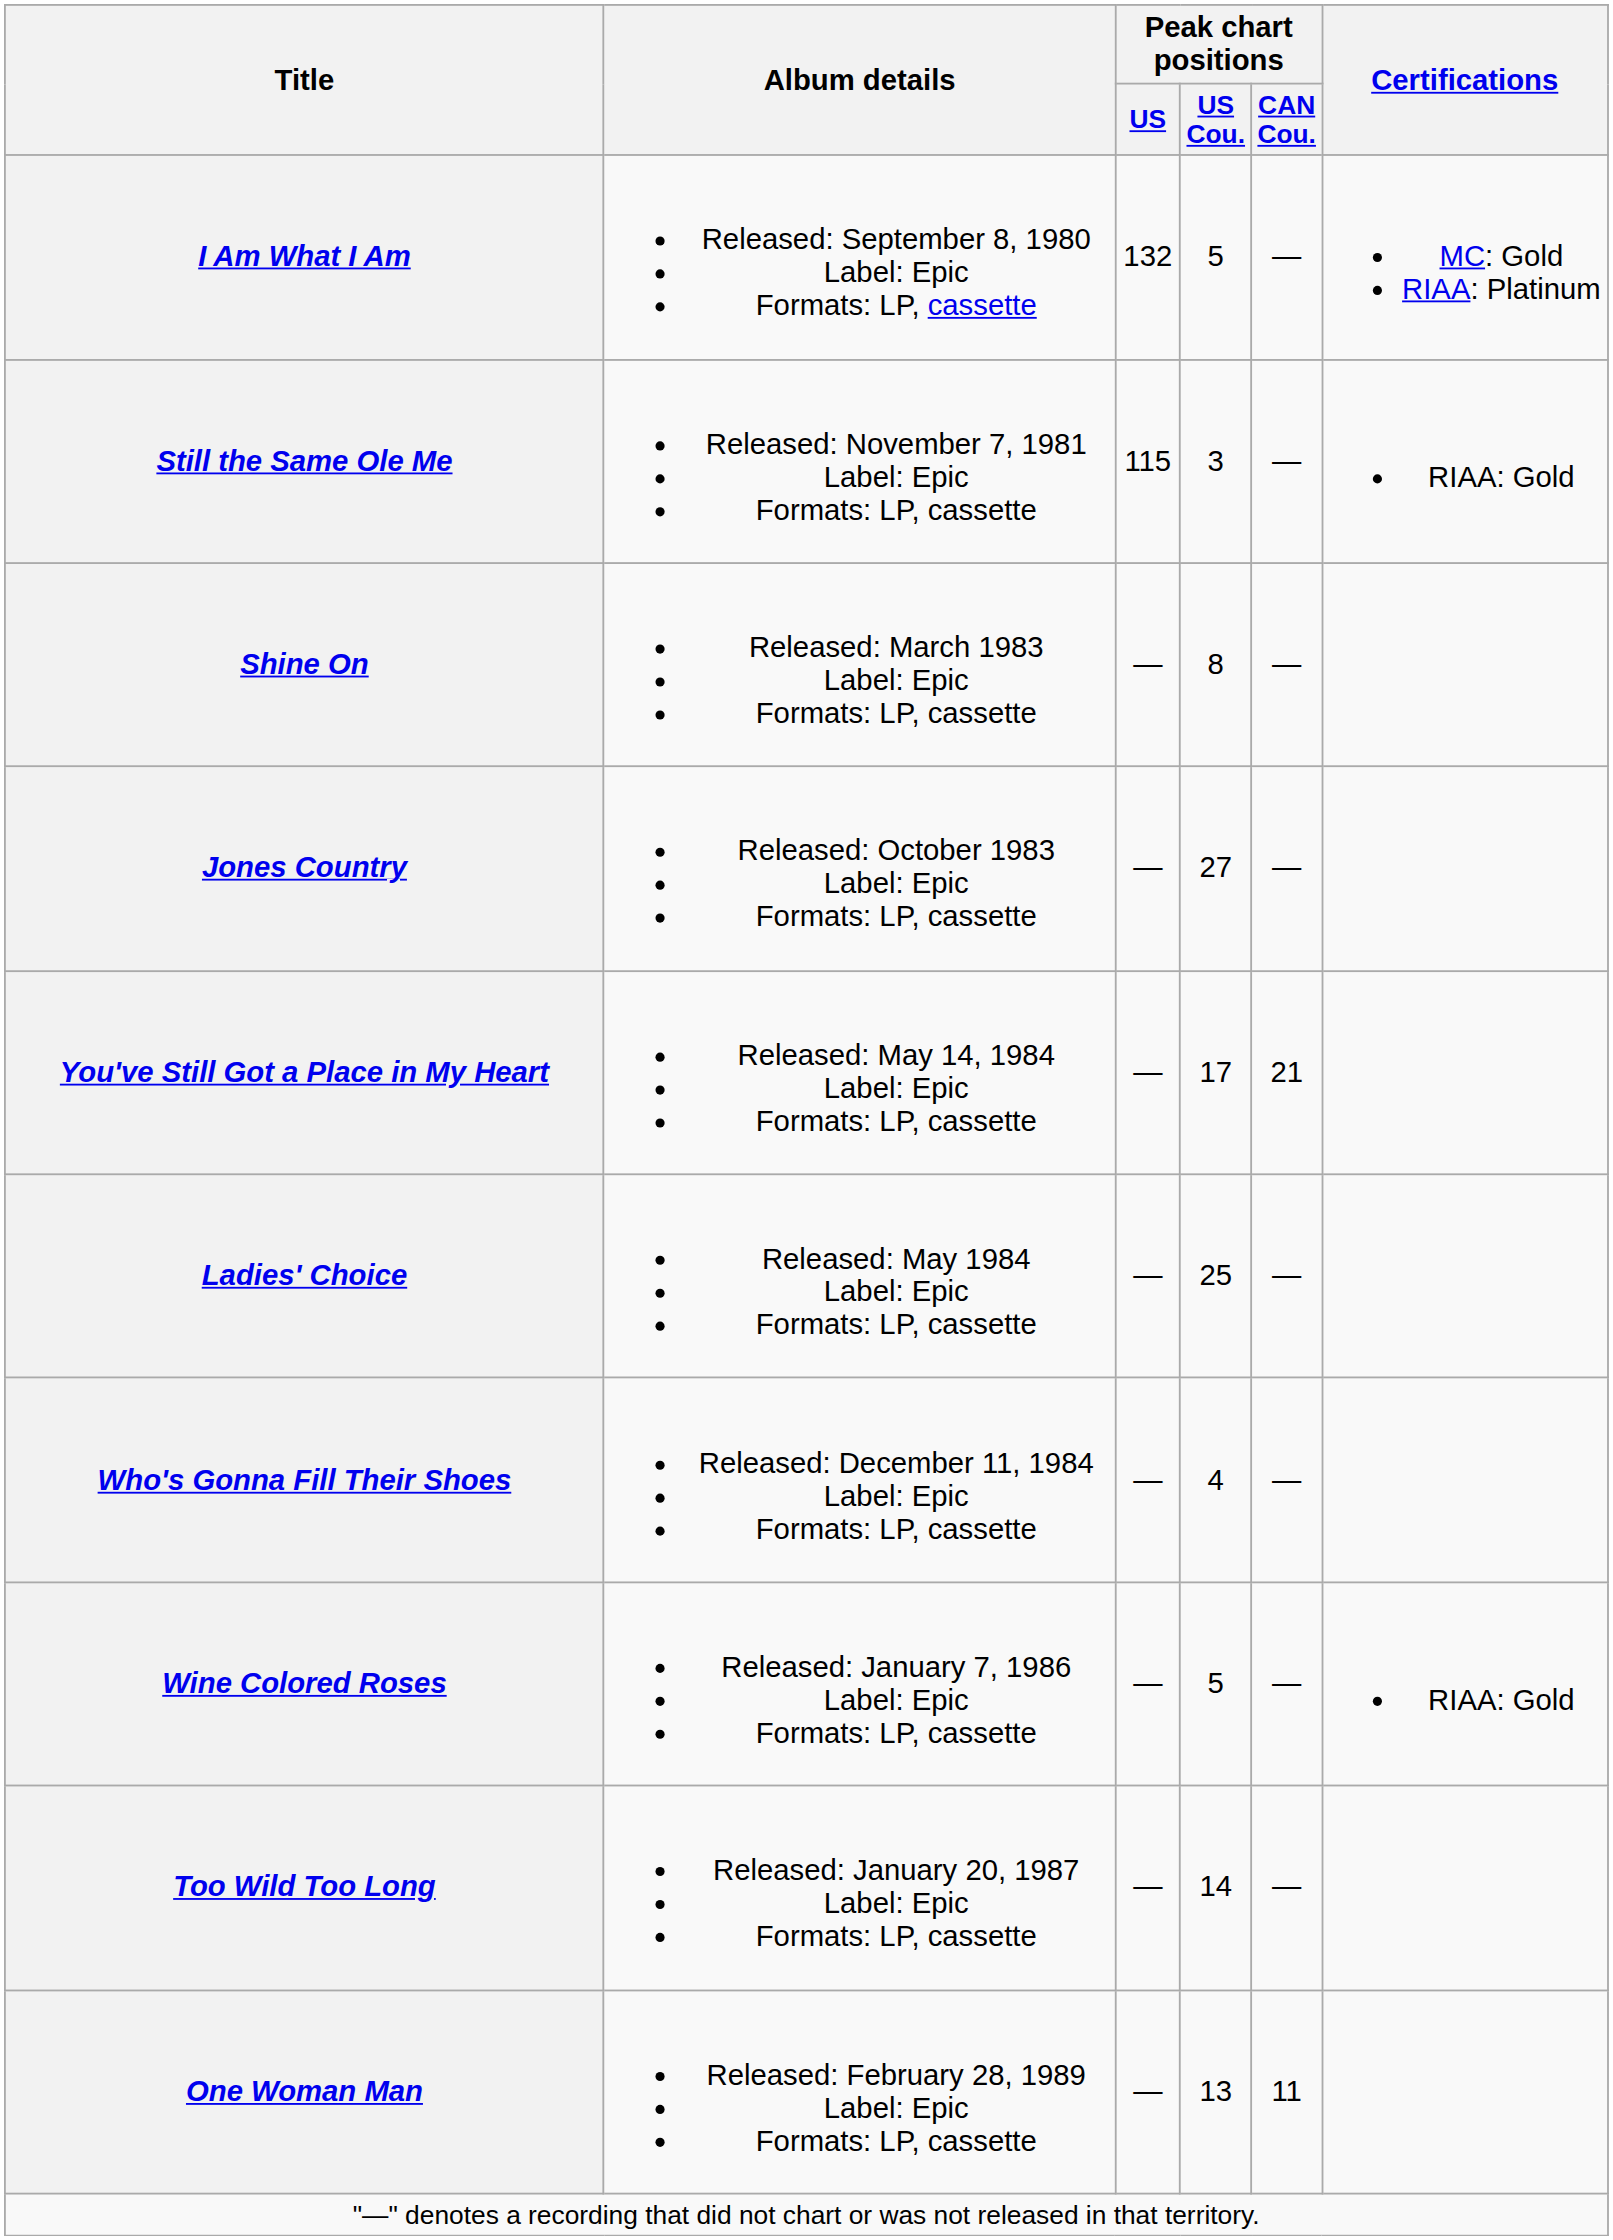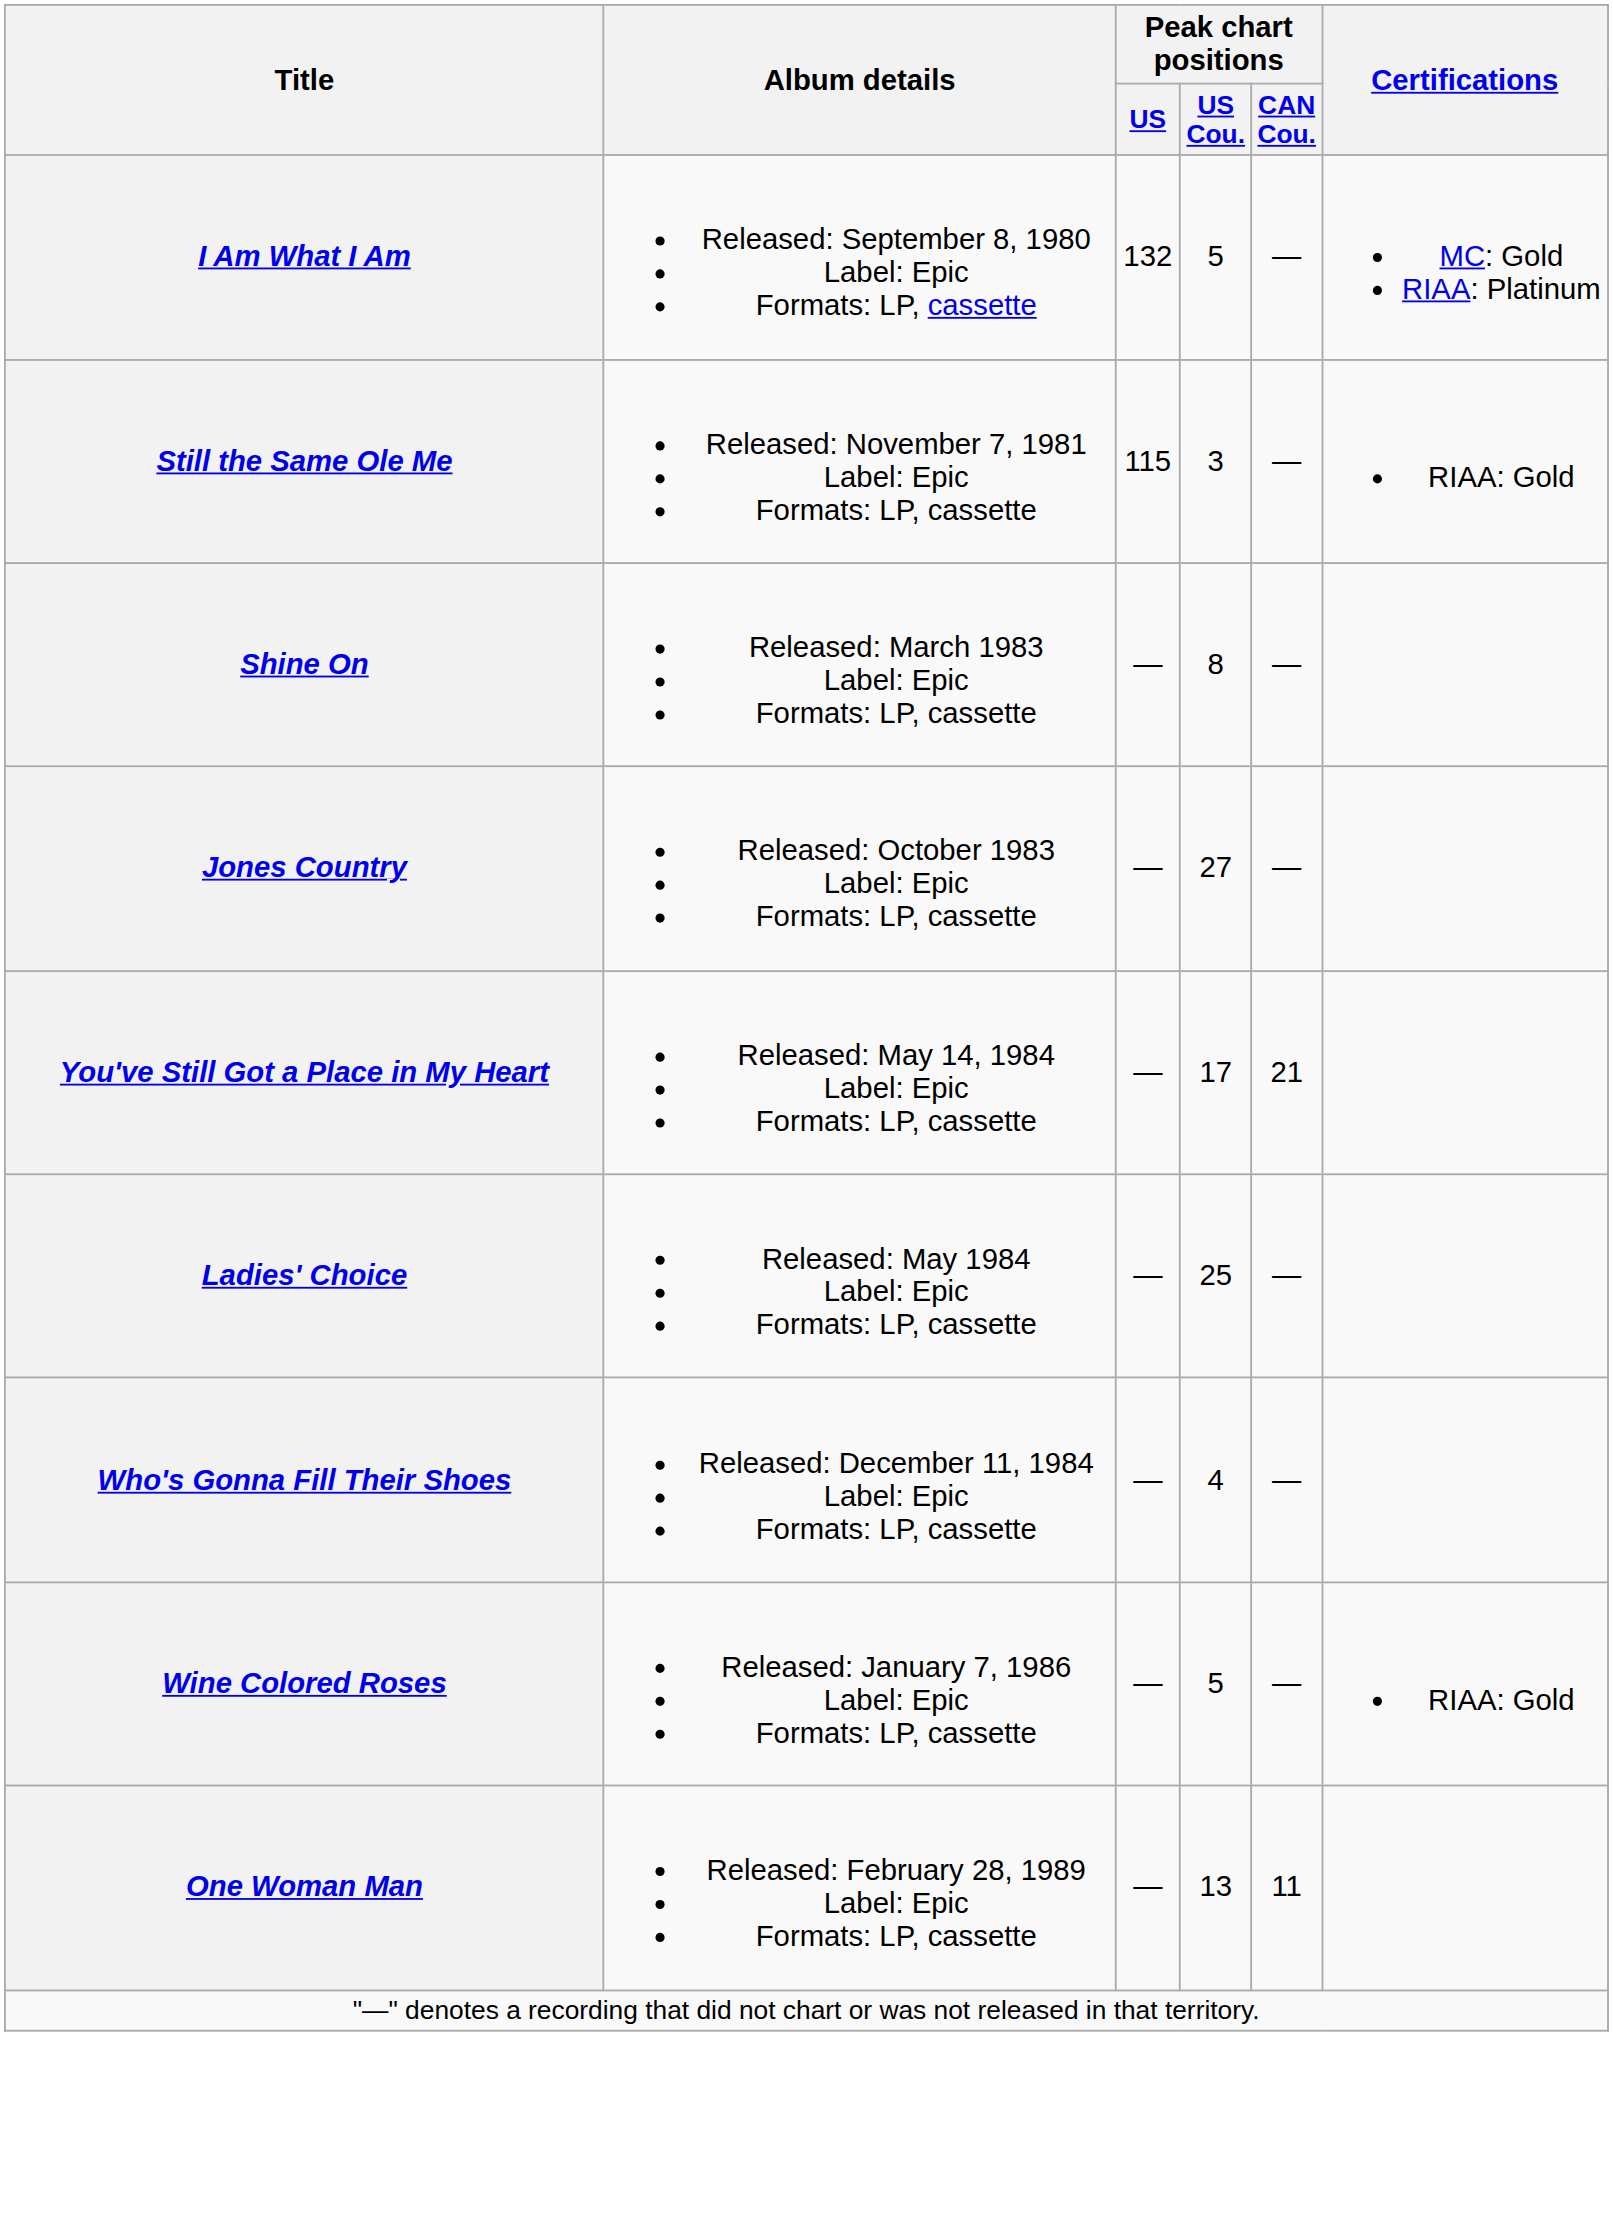- row: (304, 1887)
